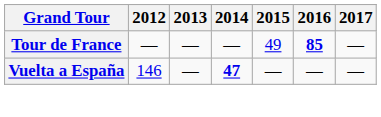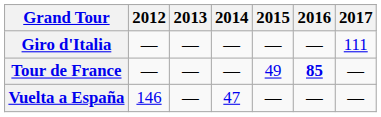+ row: (66, 44)
(232, 71) bold -> (232, 97) normal
